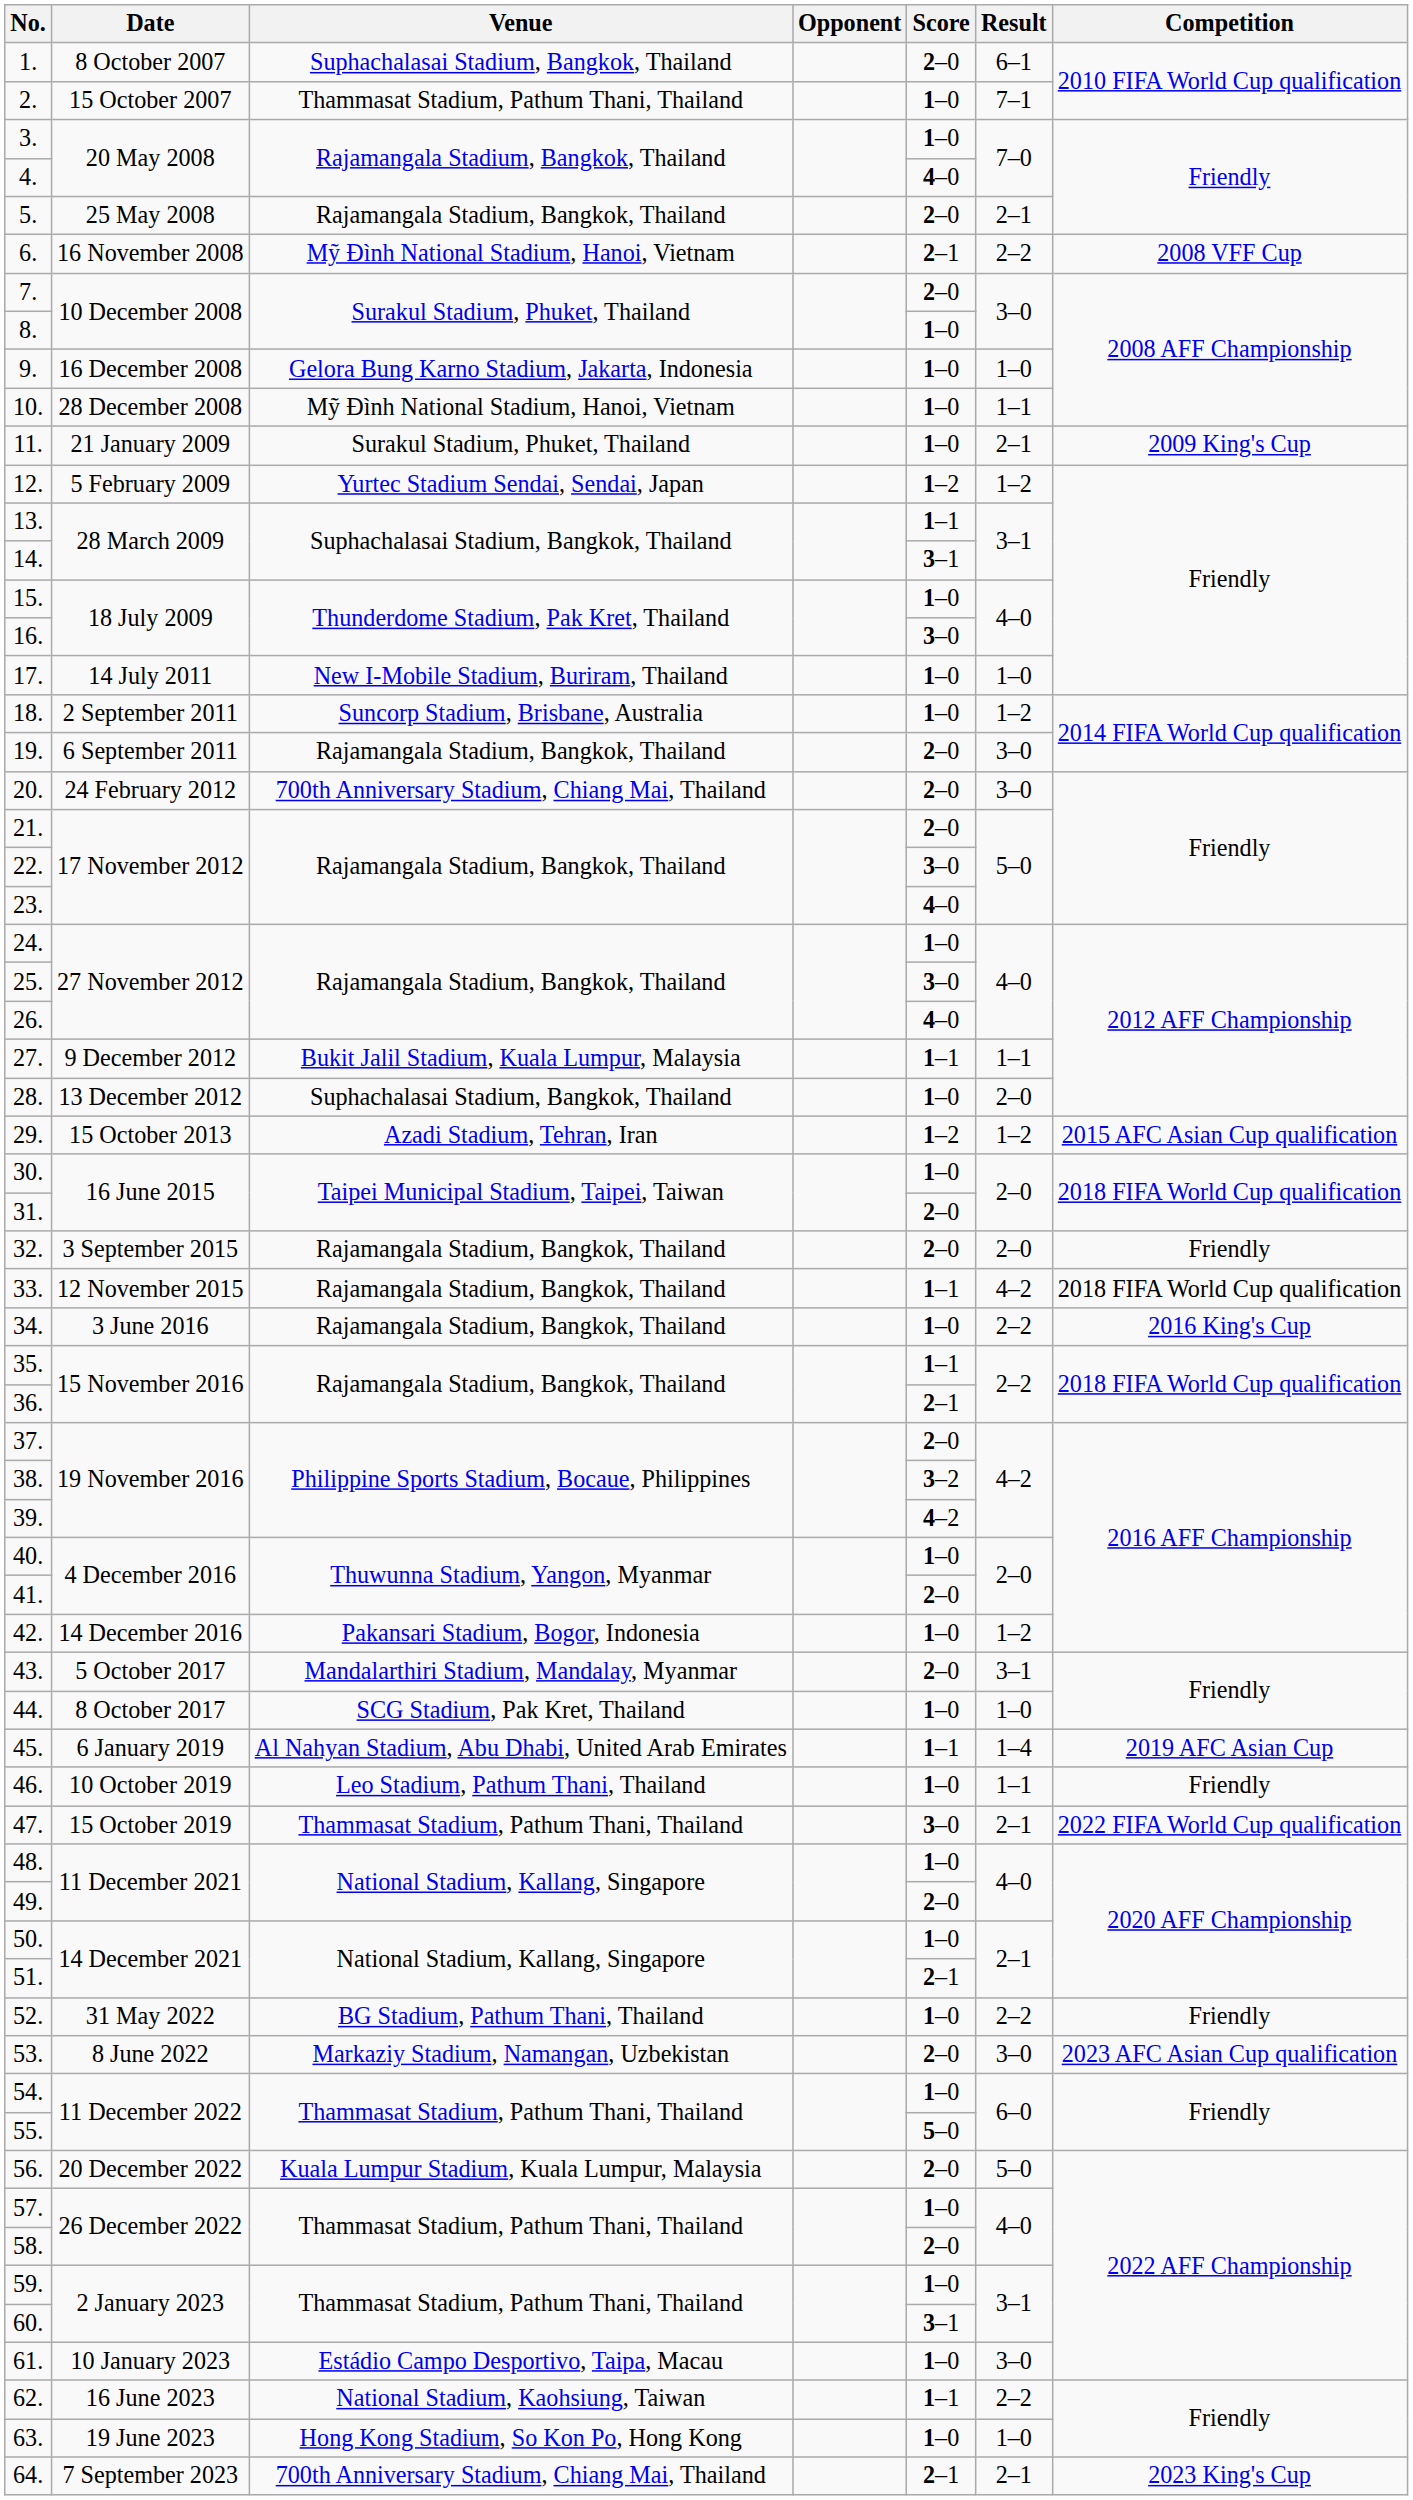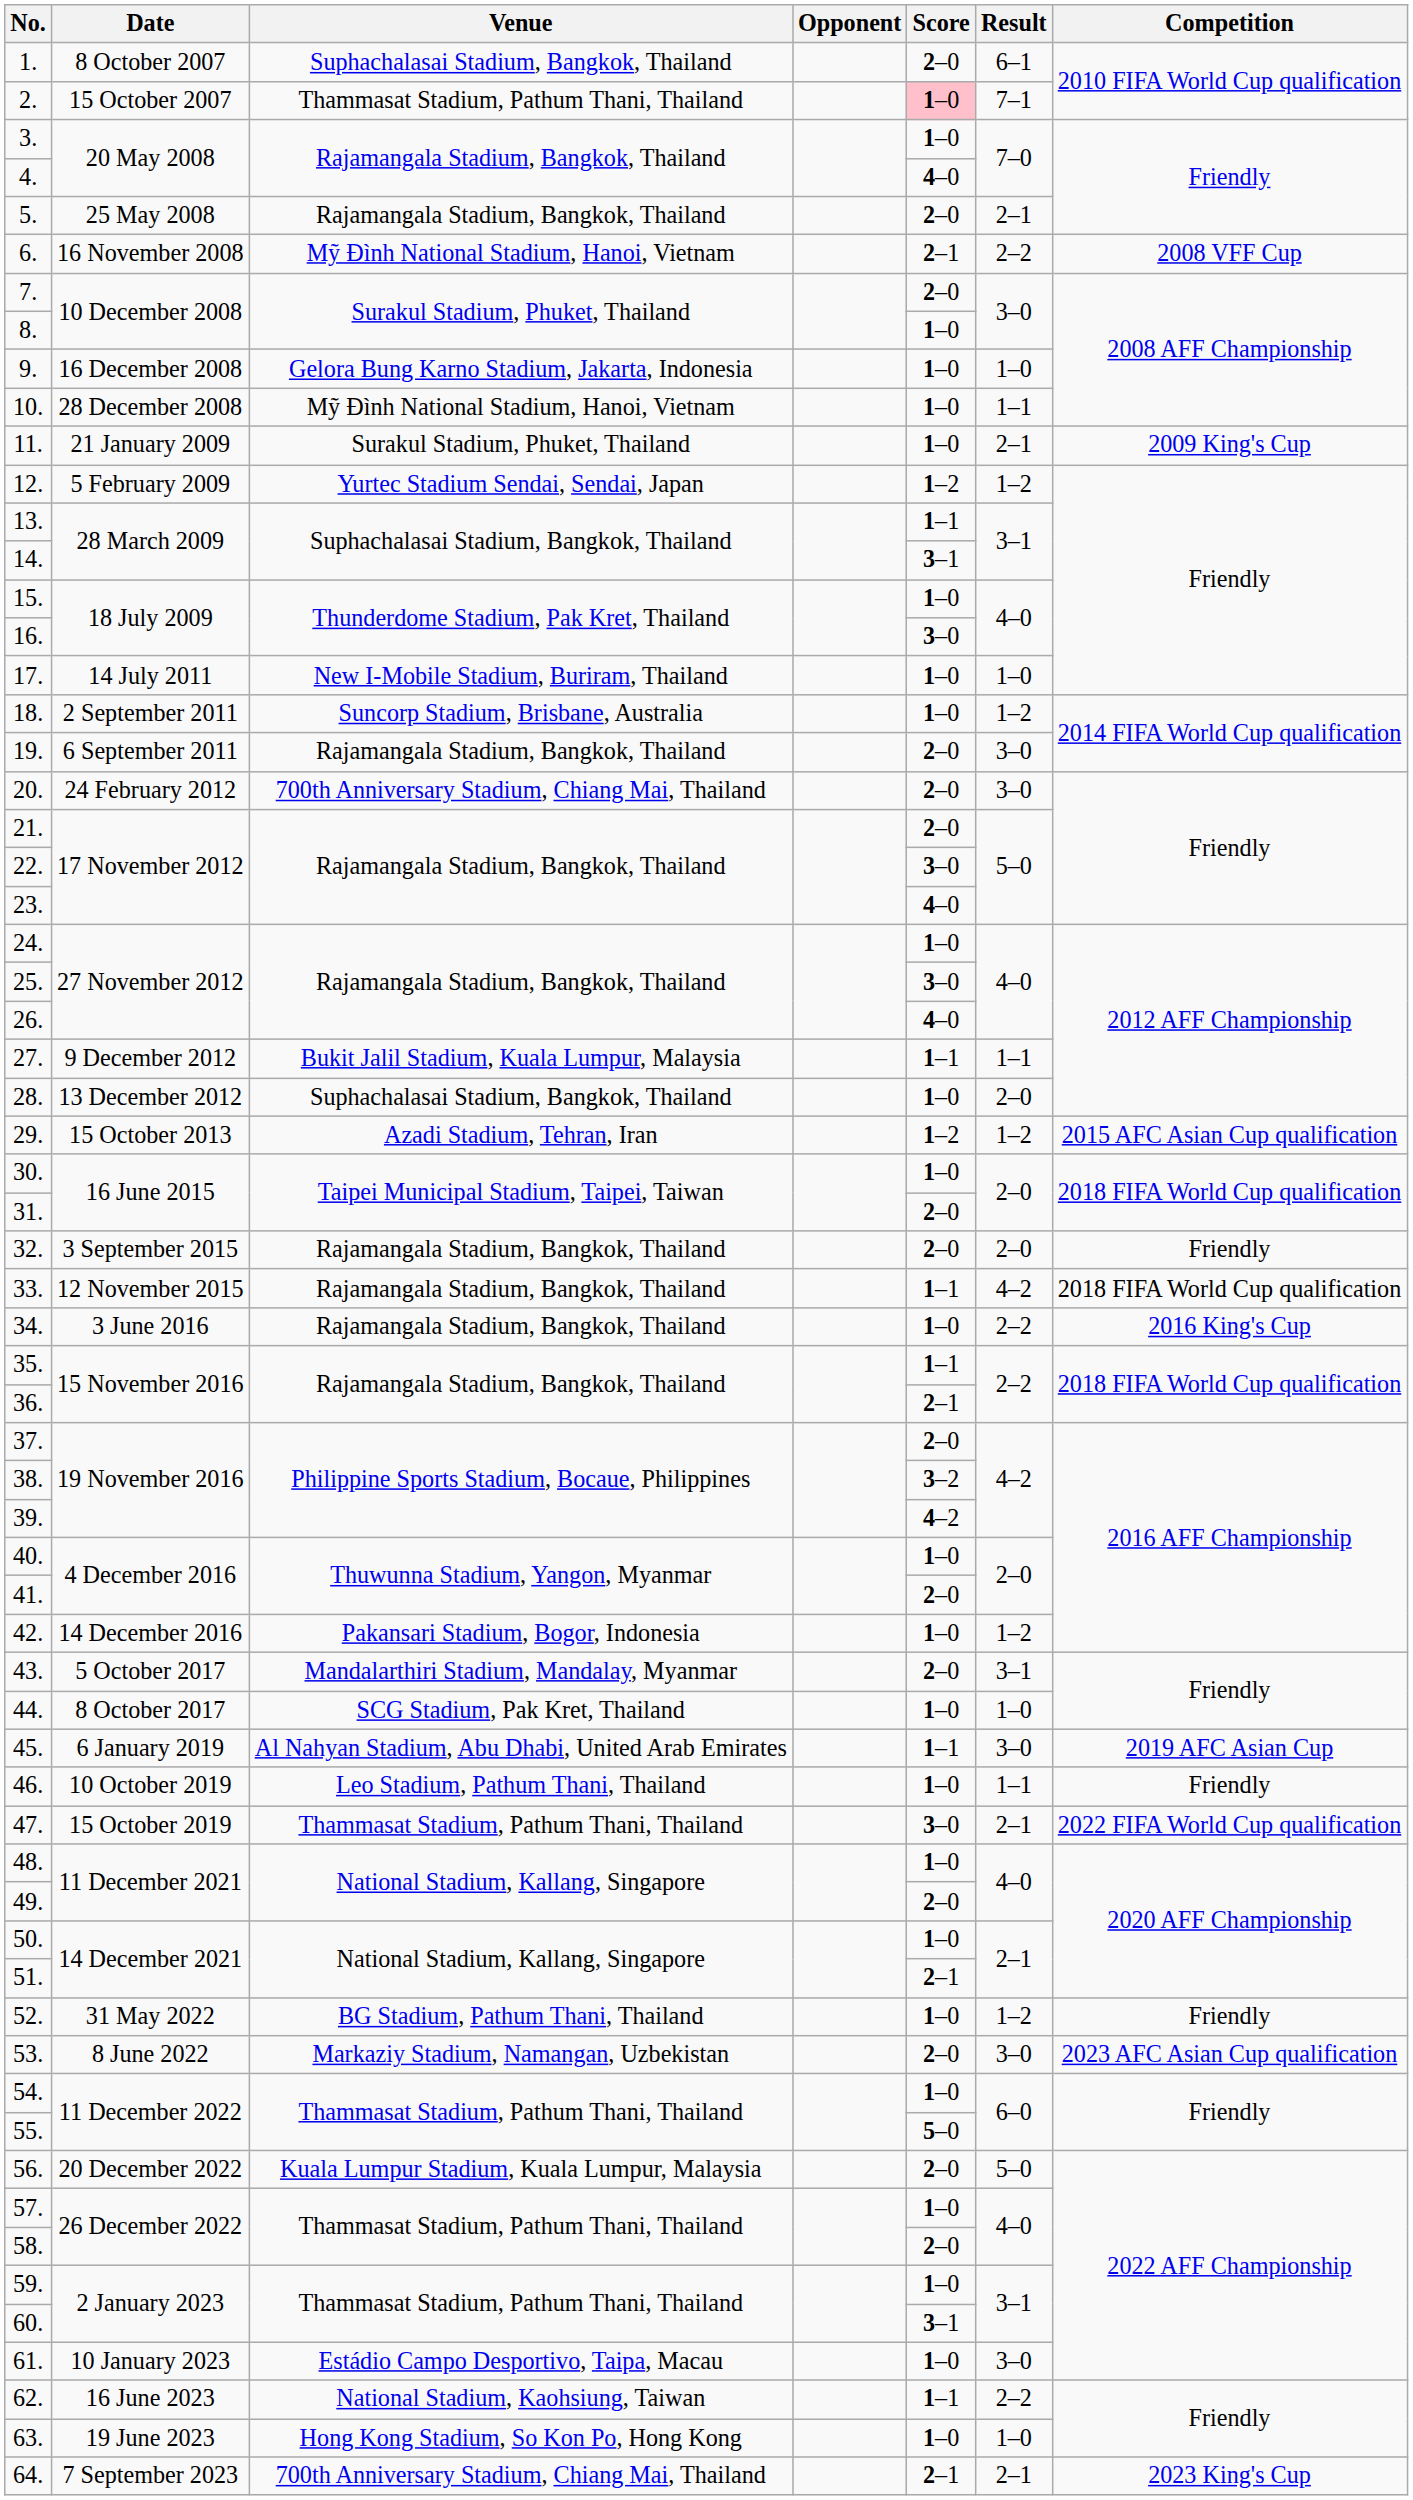(941, 100) no background -> (941, 100) pink background
(1014, 1747) 1–4 -> (1014, 1747) 3–0
(1014, 2016) 2–2 -> (1014, 2016) 1–2
